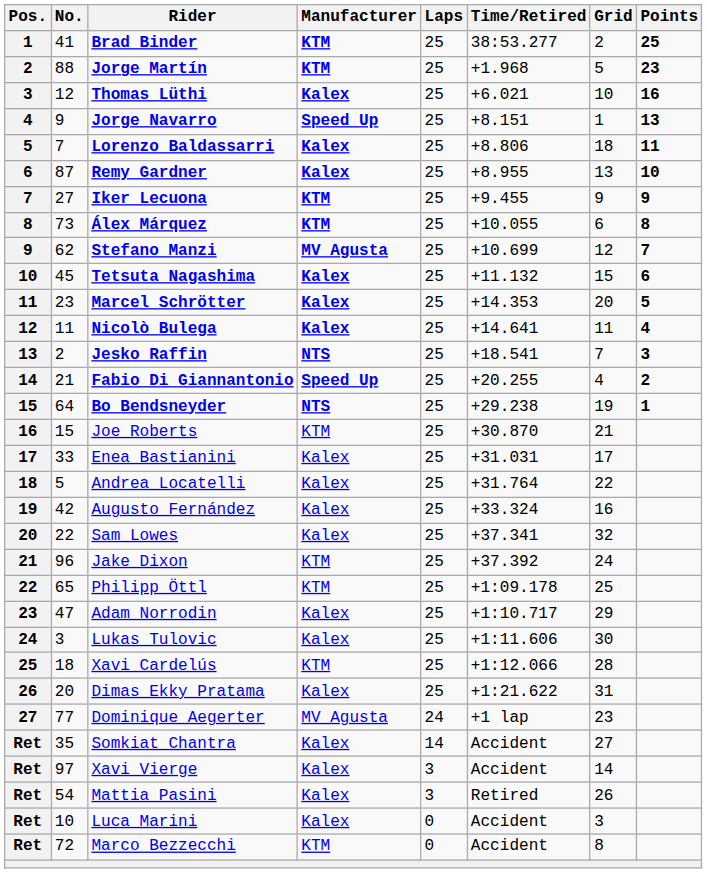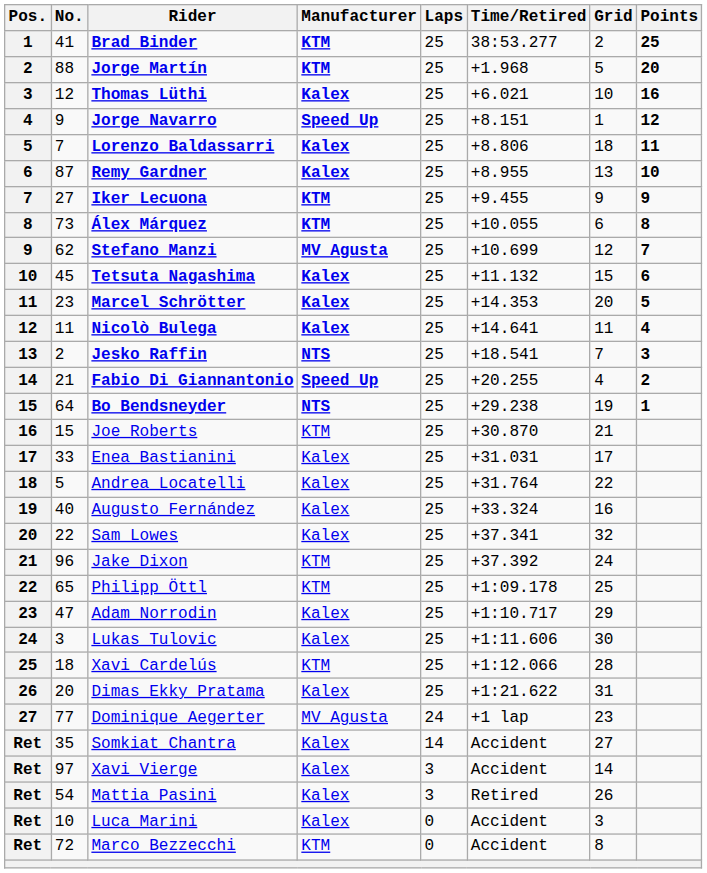(650, 70) 23 -> (650, 70) 20
(650, 122) 13 -> (650, 122) 12
(64, 510) 42 -> (64, 510) 40
